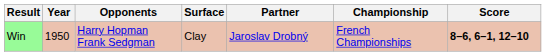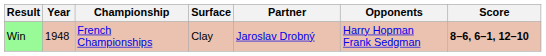columns swapped: (391, 13) <-> (128, 13)
(57, 36) 1950 -> (57, 36) 1948
